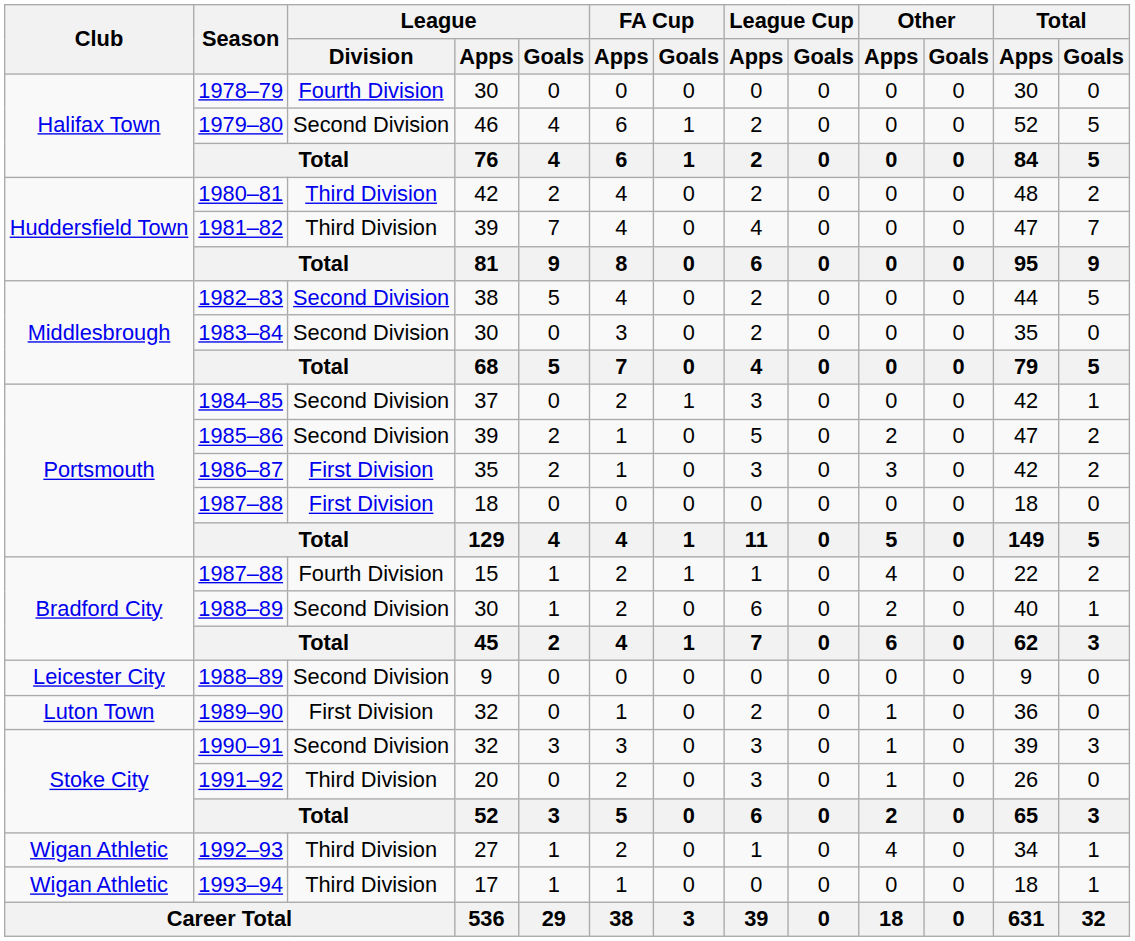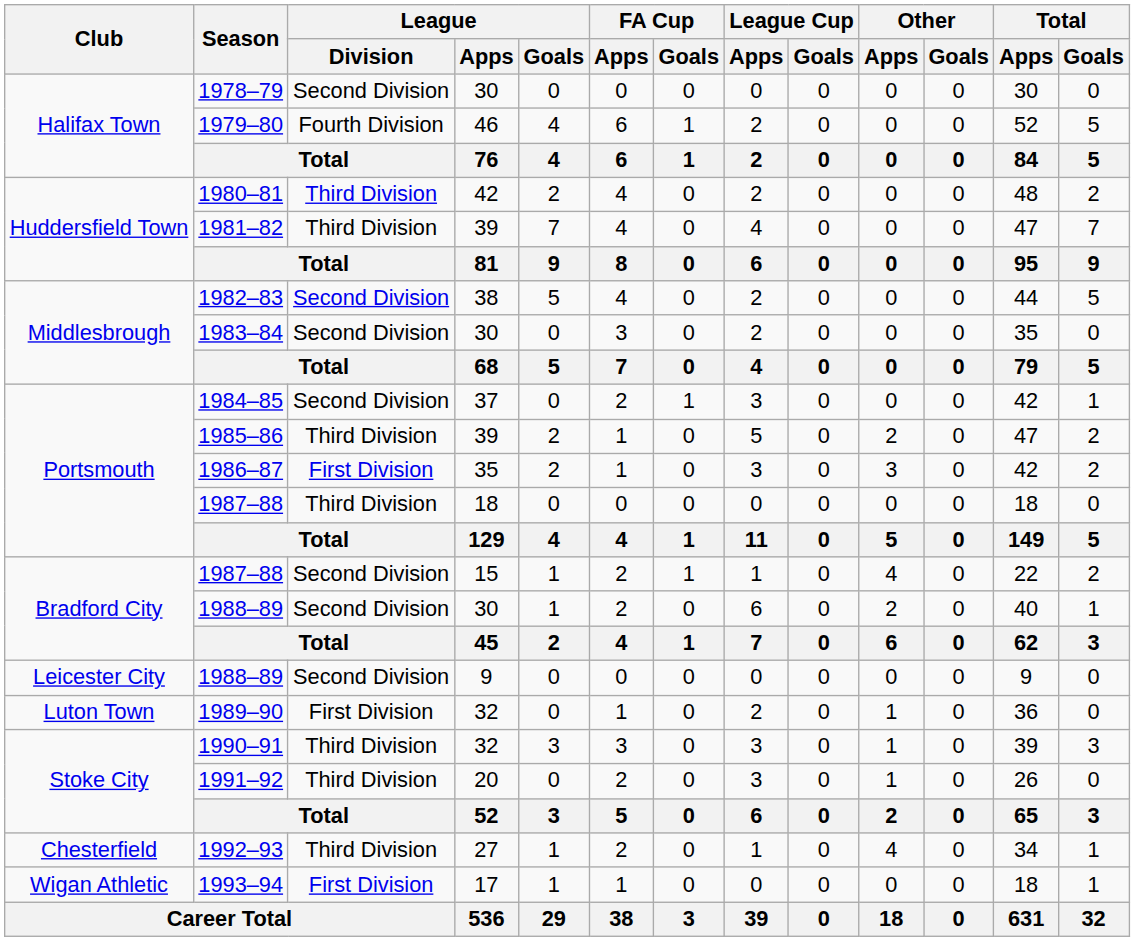(371, 90) Fourth Division -> (371, 90) Second Division
(371, 125) Second Division -> (371, 125) Fourth Division
(371, 435) Second Division -> (371, 435) Third Division
(371, 504) First Division -> (371, 504) Third Division
(371, 573) Fourth Division -> (371, 573) Second Division
(371, 746) Second Division -> (371, 746) Third Division
(99, 849) Wigan Athletic -> (99, 849) Chesterfield
(371, 884) Third Division -> (371, 884) First Division
